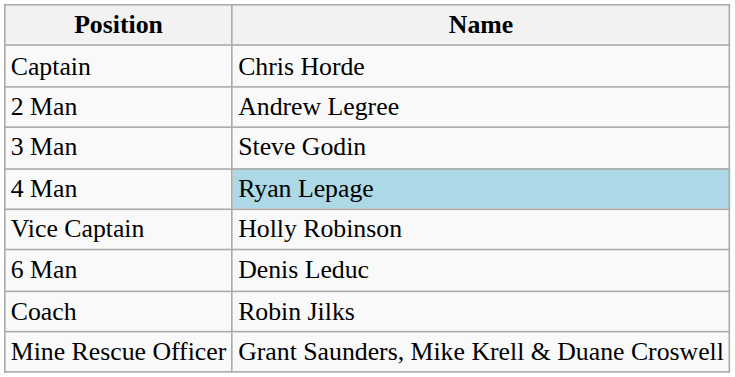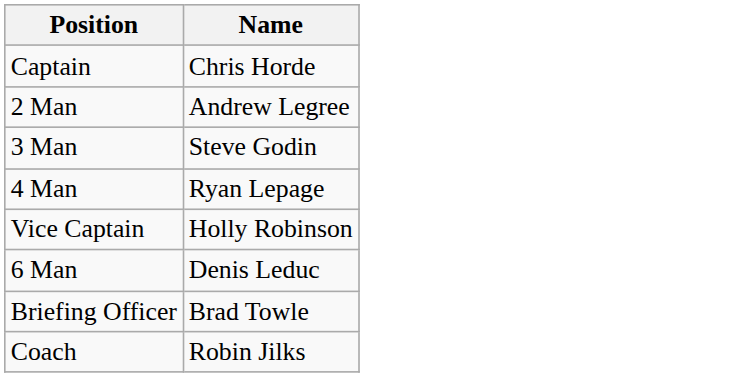(306, 188) lightblue background -> (257, 188) no background
+ row: (94, 310)
- row: (119, 351)
